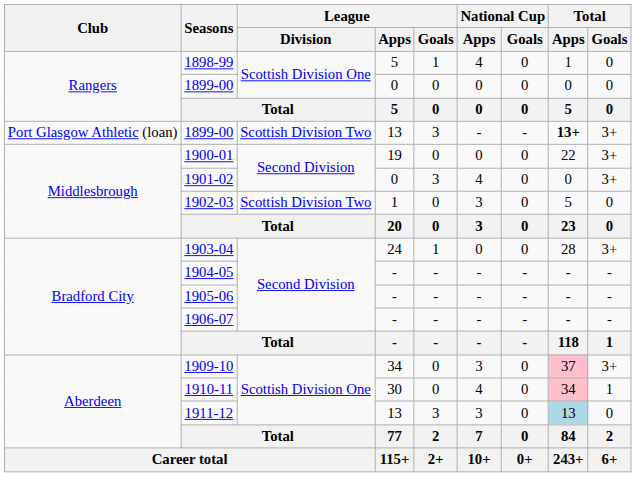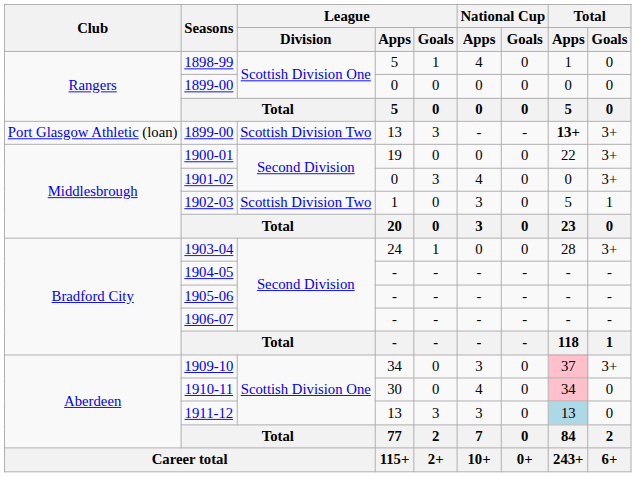(609, 202) 0 -> (609, 202) 1
(609, 389) 1 -> (609, 389) 0
